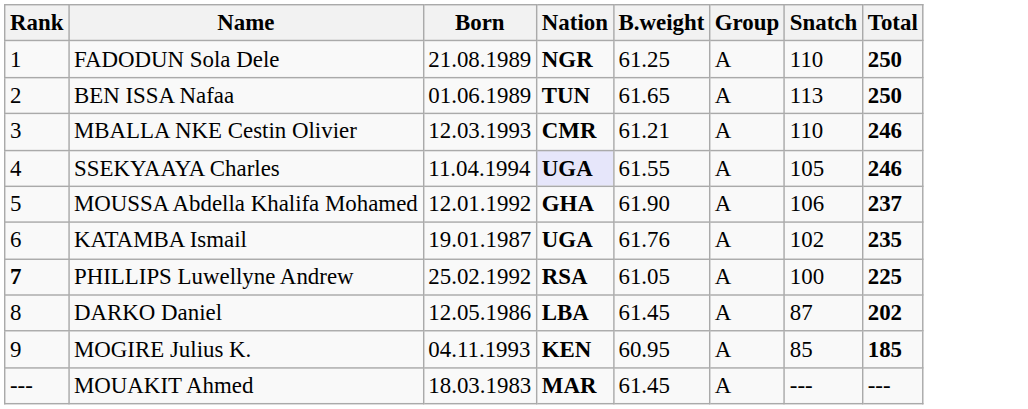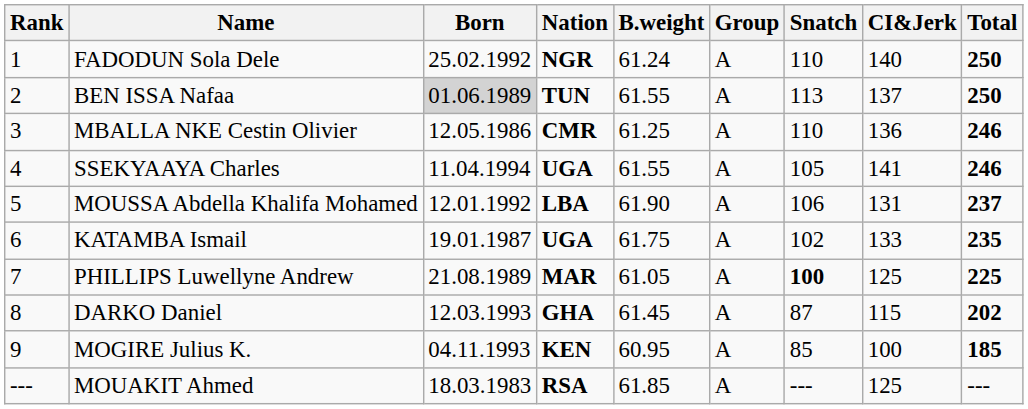+ column: (912, 22)
(480, 58) 21.08.1989 -> (480, 58) 25.02.1992
(644, 58) 61.25 -> (644, 58) 61.24
(480, 95) no background -> (480, 95) lightgrey background
(644, 95) 61.65 -> (644, 95) 61.55
(480, 131) 12.03.1993 -> (480, 131) 12.05.1986
(644, 131) 61.21 -> (644, 131) 61.25
(567, 167) lavender background -> (567, 167) no background
(568, 204) GHA -> (565, 204) LBA
(644, 240) 61.76 -> (644, 240) 61.75
(16, 276) bold -> (16, 276) normal
(480, 276) 25.02.1992 -> (480, 276) 21.08.1989
(565, 276) RSA -> (569, 276) MAR
(807, 276) normal -> (807, 276) bold
(480, 312) 12.05.1986 -> (480, 312) 12.03.1993
(565, 312) LBA -> (568, 312) GHA
(569, 385) MAR -> (565, 385) RSA
(644, 385) 61.45 -> (644, 385) 61.85
